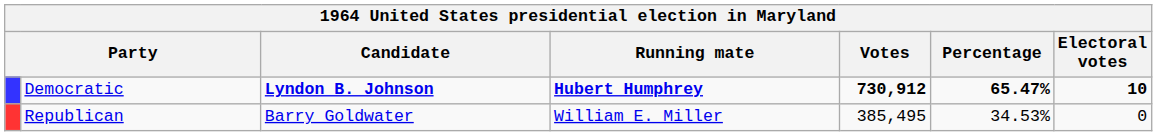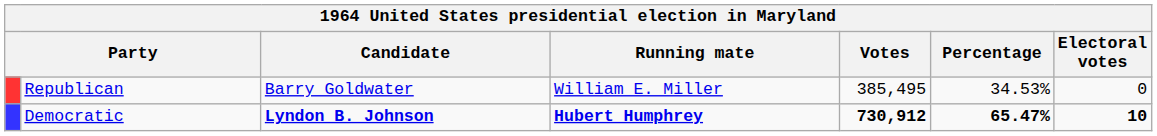rows swapped: (74, 91) <-> (74, 117)
